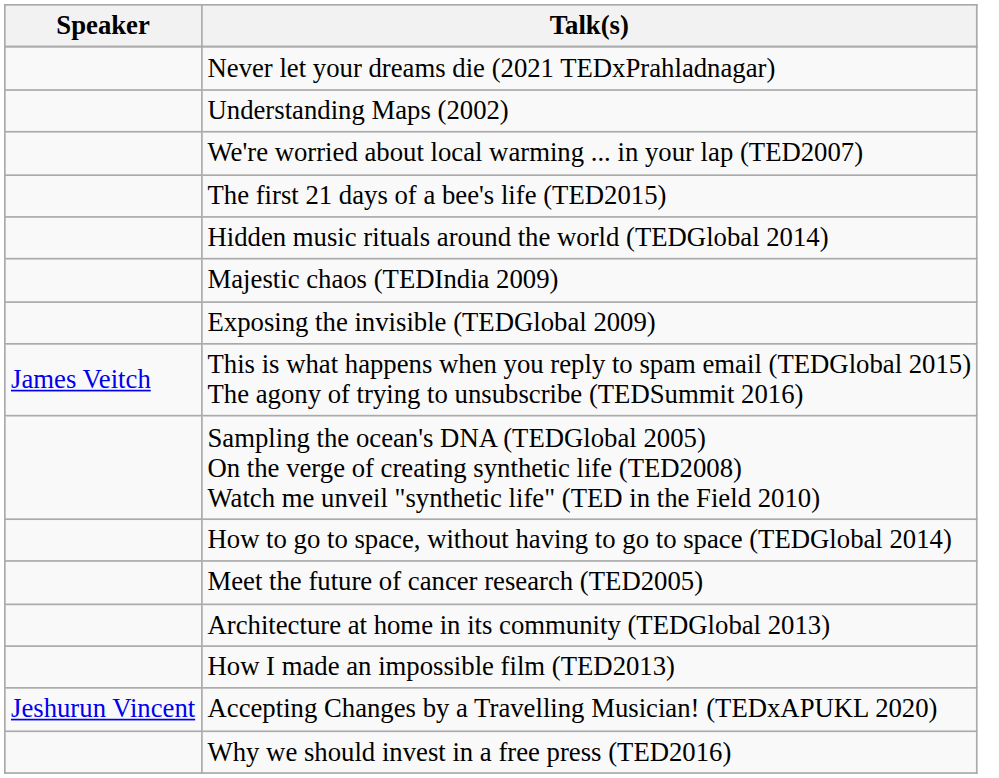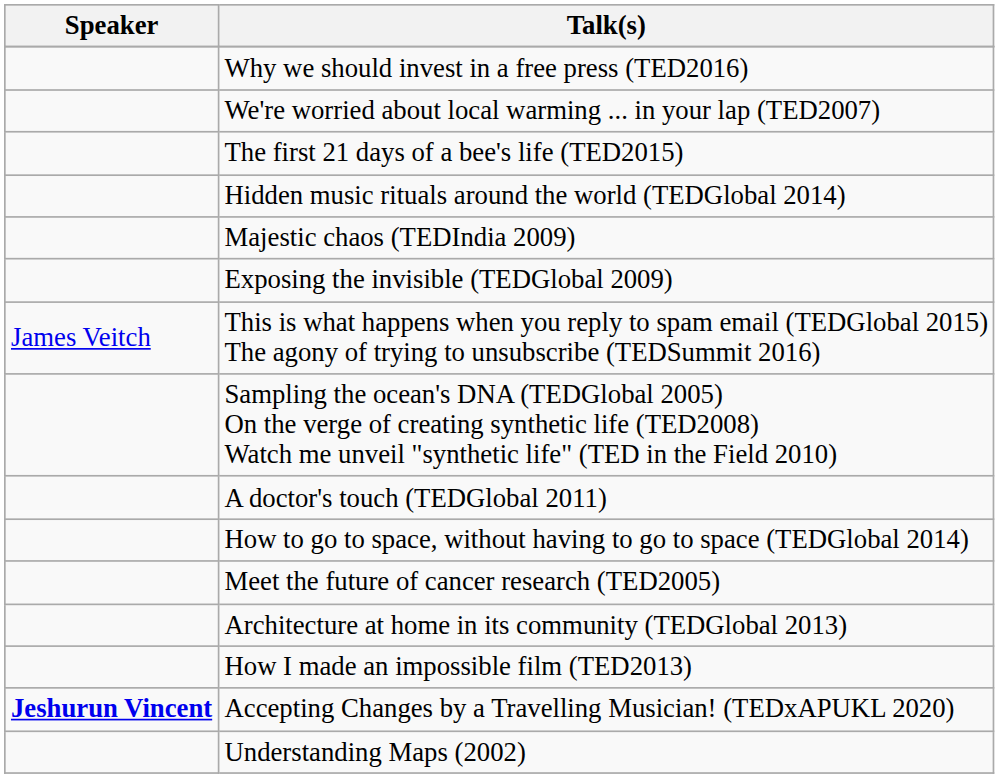- row: (491, 68)
rows swapped: (358, 110) <-> (469, 751)
+ row: (416, 497)
(103, 709) normal -> (112, 709) bold
